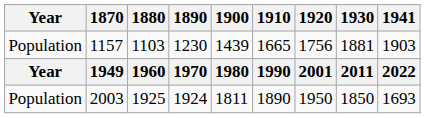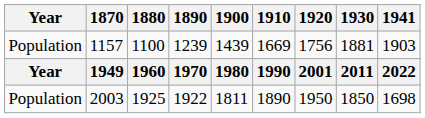(148, 44) 1103 -> (148, 44) 1100
(190, 44) 1230 -> (190, 44) 1239
(274, 44) 1665 -> (274, 44) 1669
(190, 98) 1924 -> (190, 98) 1922
(399, 98) 1693 -> (399, 98) 1698
